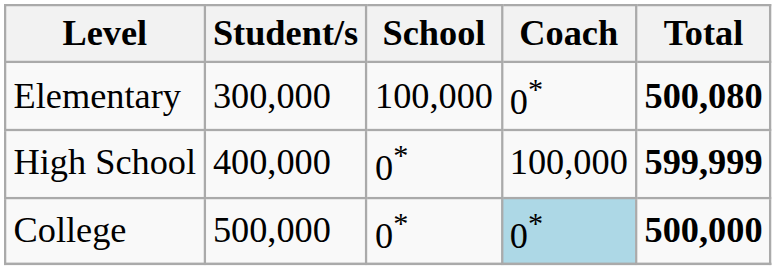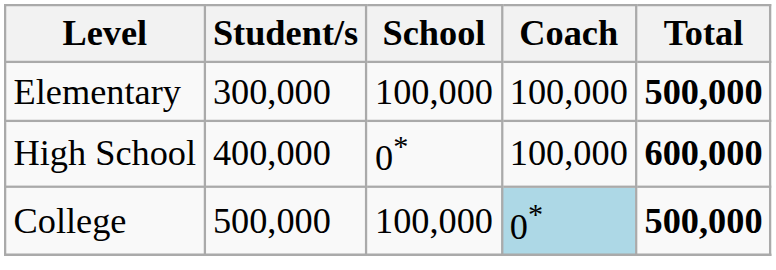(526, 95) 0* -> (569, 90) 100,000
(704, 95) 500,080 -> (704, 90) 500,000
(704, 163) 599,999 -> (704, 153) 600,000
(392, 230) 0* -> (434, 220) 100,000
